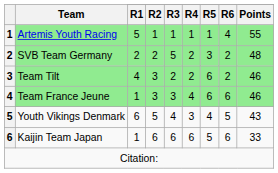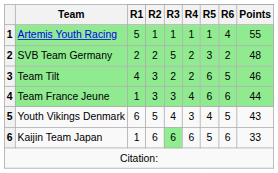(228, 76) 2 -> (228, 76) 5
(255, 97) 46 -> (255, 97) 44
(173, 138) no background -> (173, 138) lightgreen background
